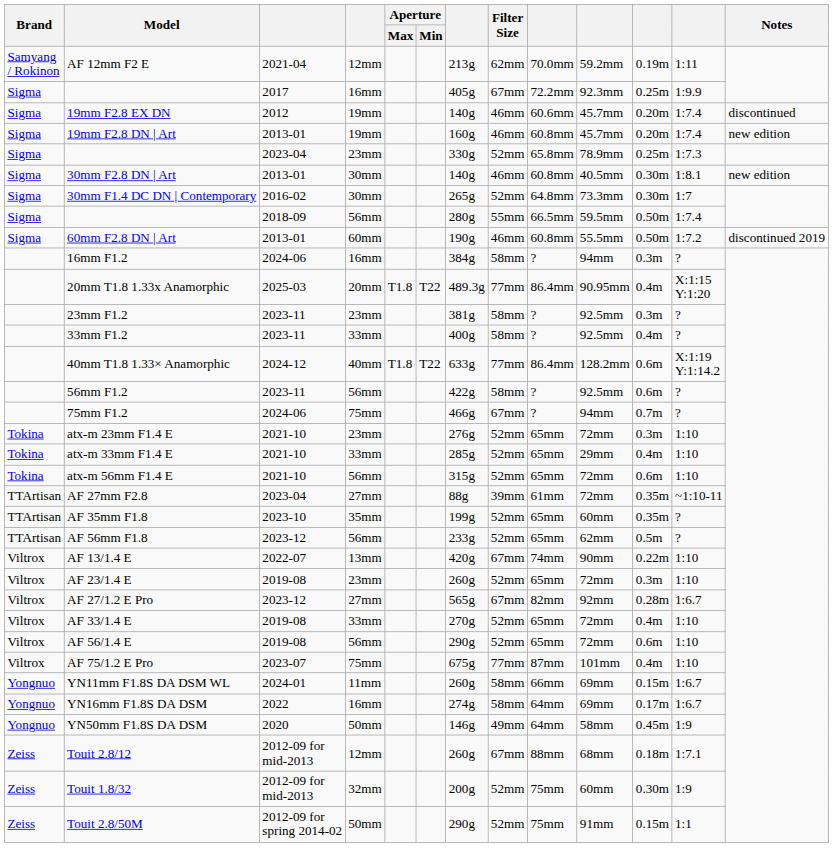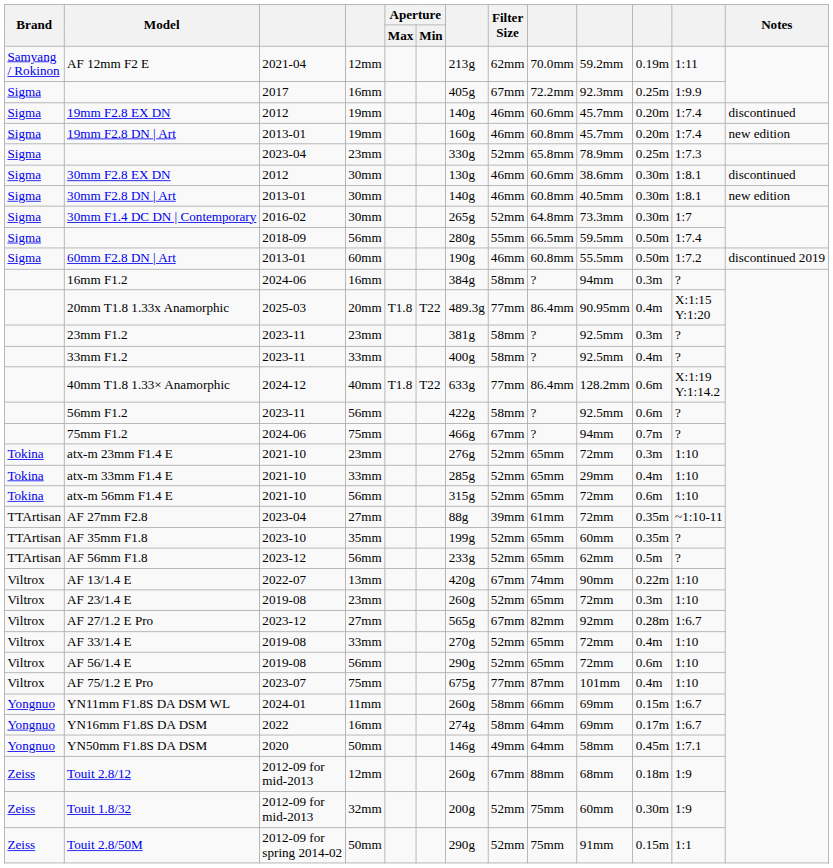+ row: (119, 175)
(683, 725) 1:9 -> (688, 745) 1:7.1
(688, 753) 1:7.1 -> (683, 774) 1:9
